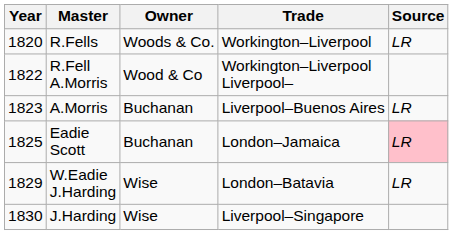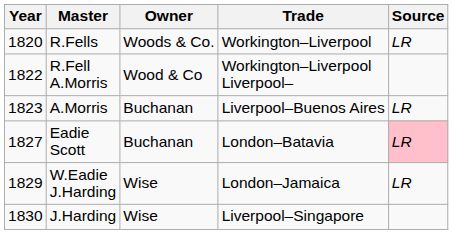(25, 141) 1825 -> (25, 141) 1827
(281, 141) London–Jamaica -> (278, 141) London–Batavia
(278, 183) London–Batavia -> (281, 183) London–Jamaica
